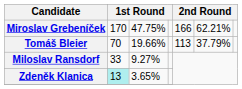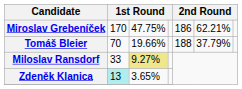(183, 28) 166 -> (183, 28) 186
(183, 44) 113 -> (183, 44) 188
(146, 60) no background -> (146, 60) khaki background
